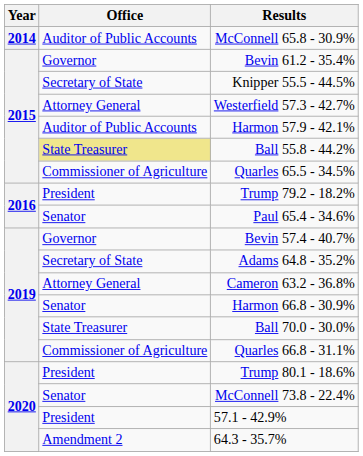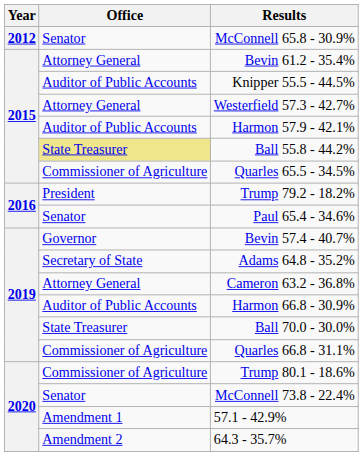(22, 37) 2014 -> (22, 37) 2012
(120, 37) Auditor of Public Accounts -> (64, 37) Senator
(69, 60) Governor -> (91, 60) Attorney General
(92, 82) Secretary of State -> (120, 82) Auditor of Public Accounts
(64, 305) Senator -> (120, 305) Auditor of Public Accounts
(69, 372) President -> (125, 372) Commissioner of Agriculture
(69, 417) President -> (82, 417) Amendment 1
